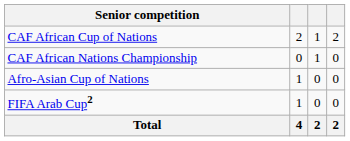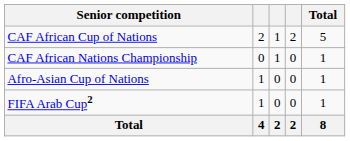+ column: (323, 15)
